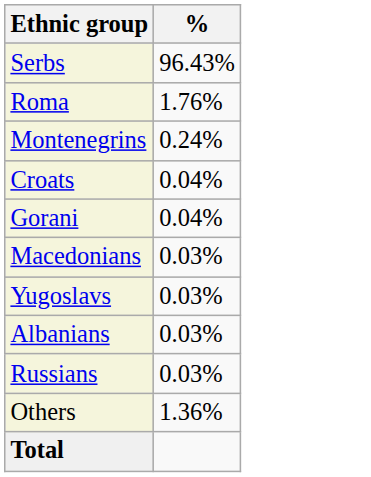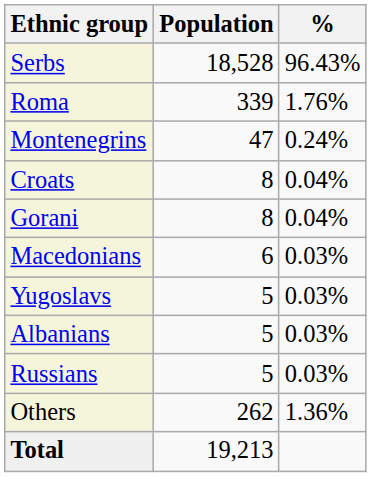+ column: (216, 23)
